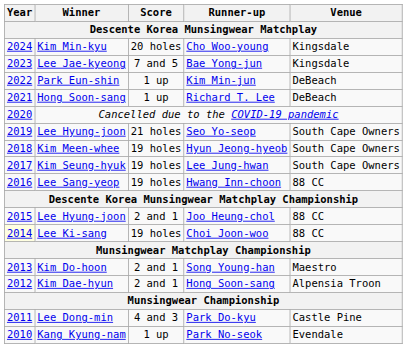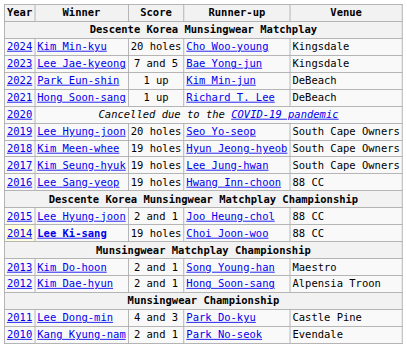(156, 132) 21 holes -> (156, 132) 20 holes
(72, 234) normal -> (72, 234) bold
(156, 335) 1 up -> (156, 335) 2 and 1
